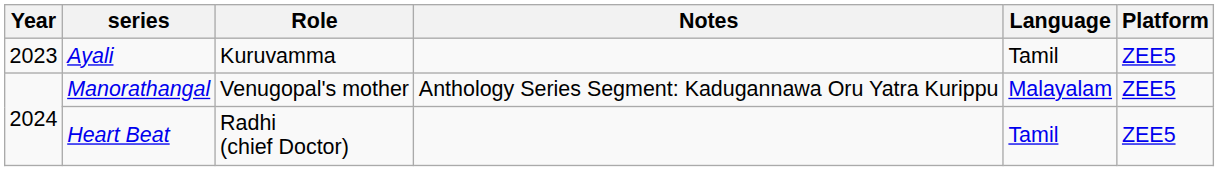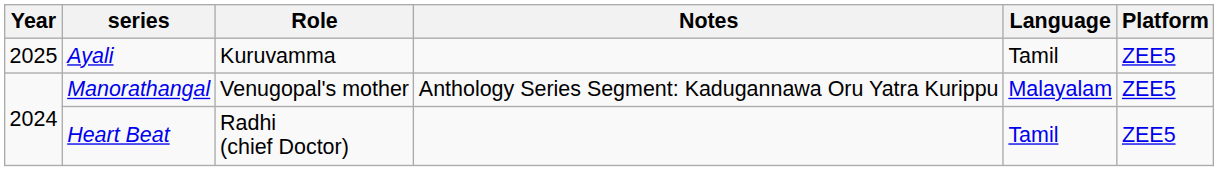(33, 55) 2023 -> (33, 55) 2025
